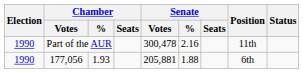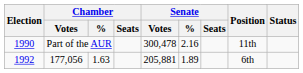(24, 60) 1990 -> (24, 60) 1992
(101, 60) 1.93 -> (101, 60) 1.63
(190, 60) 1.88 -> (190, 60) 1.89
